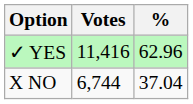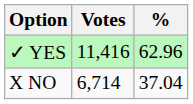(99, 83) 6,744 -> (99, 83) 6,714
